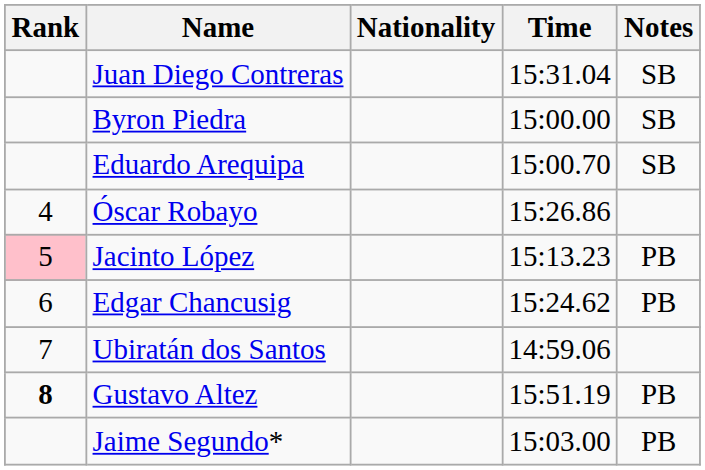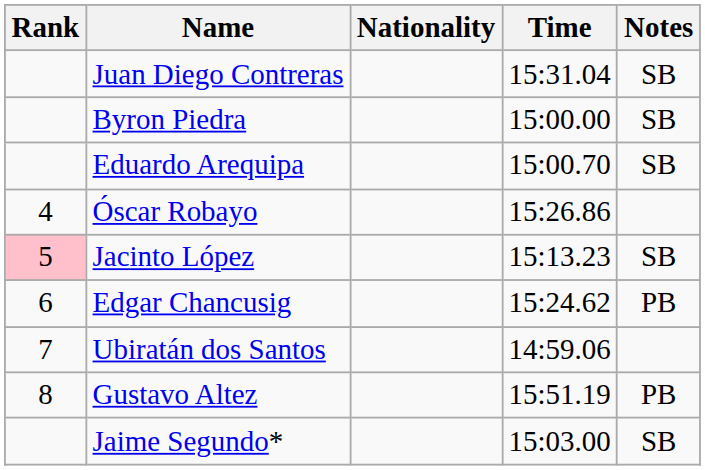(659, 257) PB -> (659, 257) SB
(45, 394) bold -> (45, 394) normal
(659, 440) PB -> (659, 440) SB
